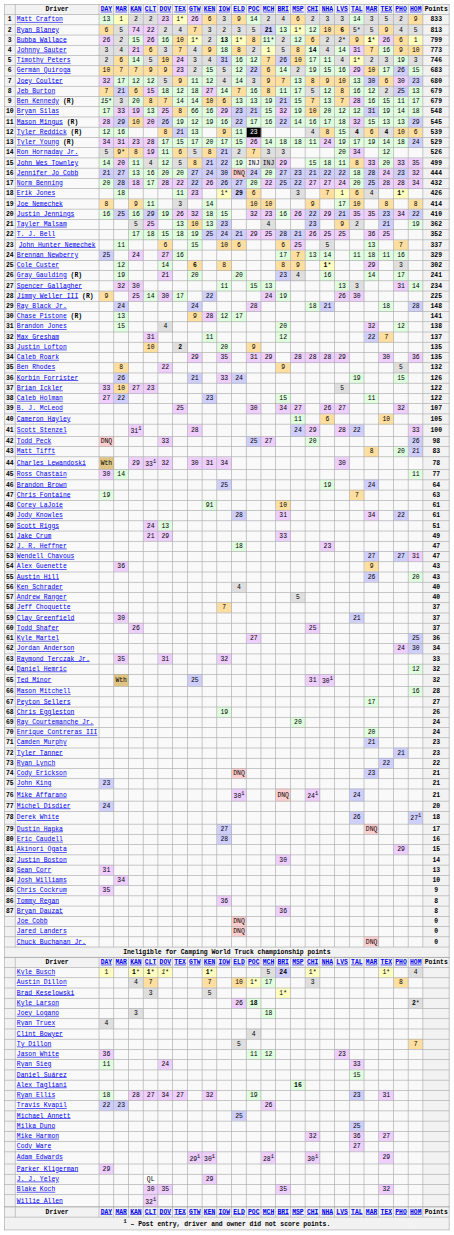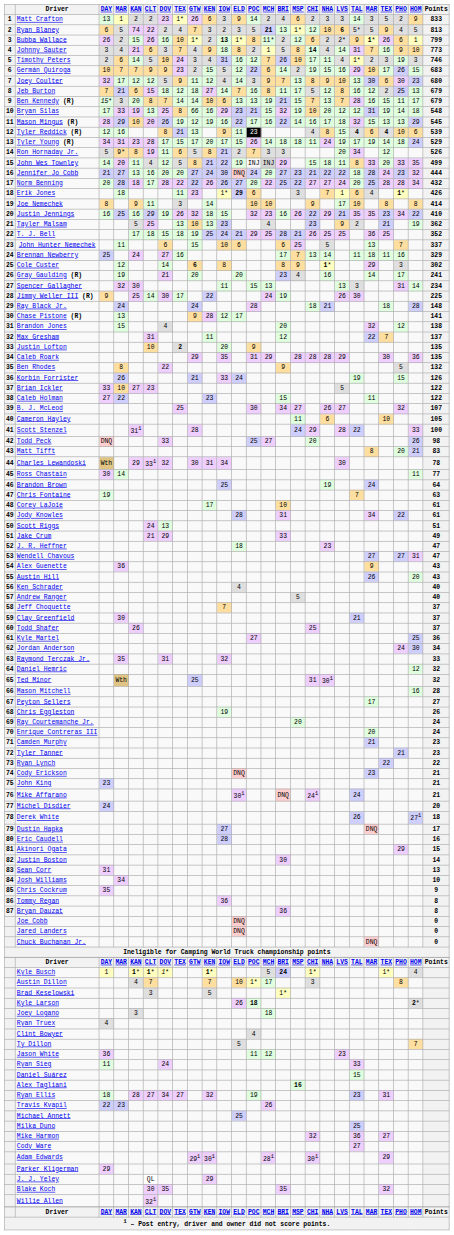(210, 505) 91 -> (210, 505) 17
